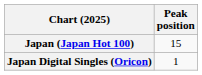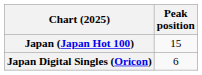(176, 61) 1 -> (176, 61) 6
